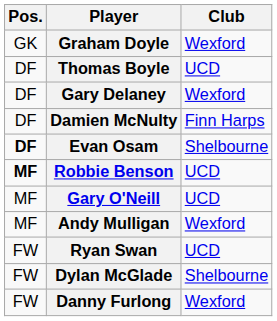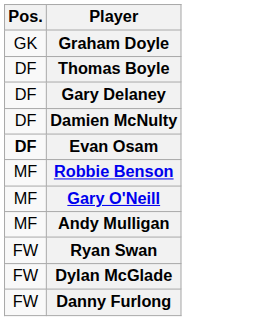- column: (226, 17)
(26, 172) bold -> (26, 172) normal
